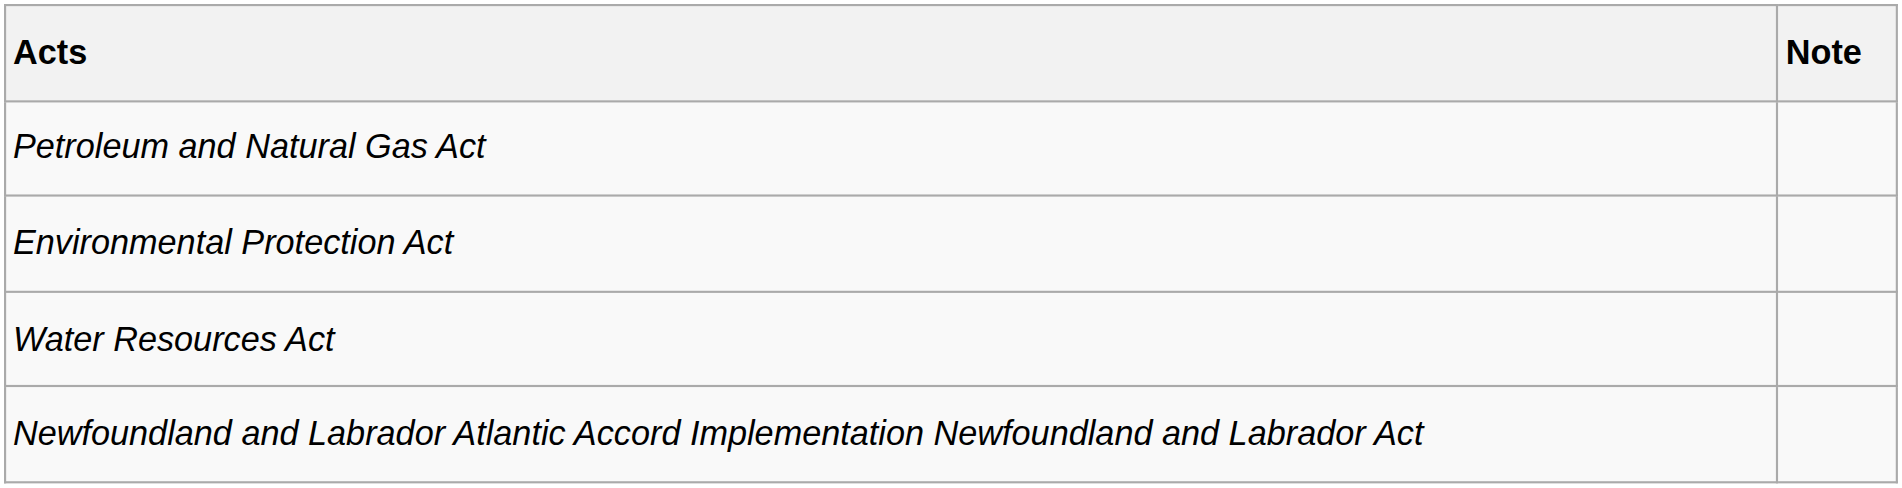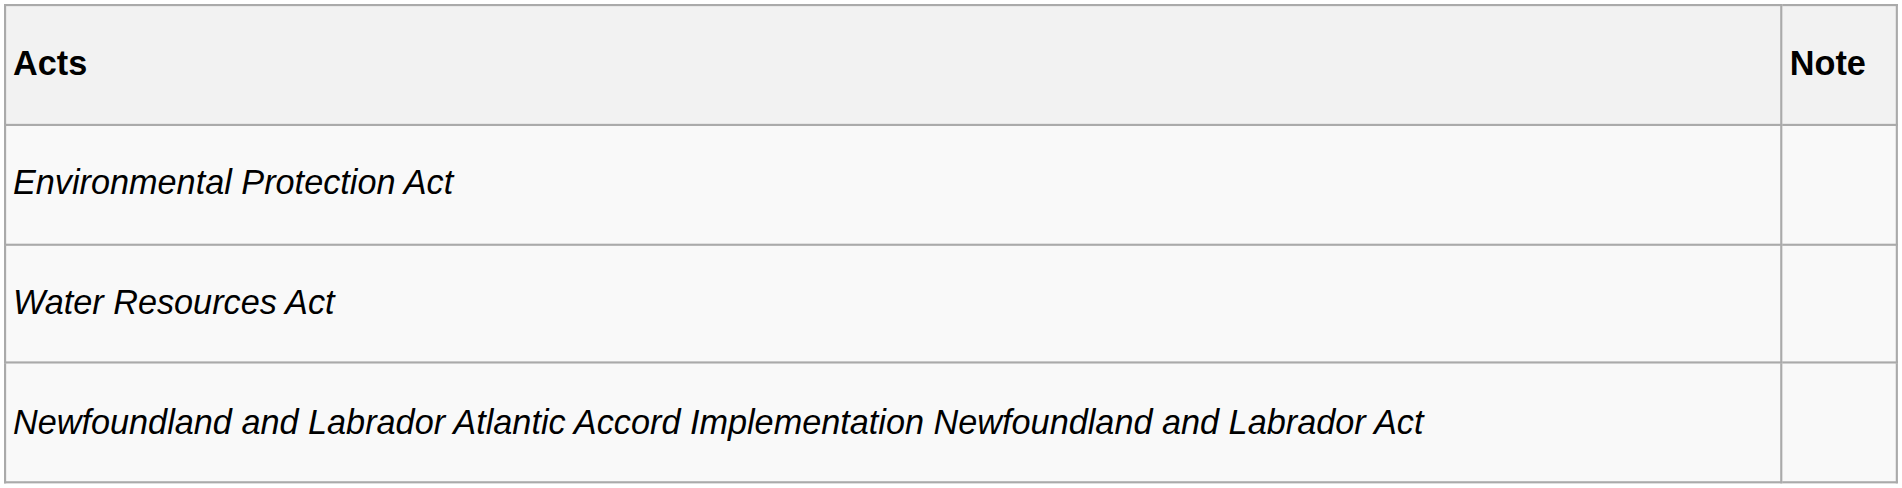- row: (249, 147)
